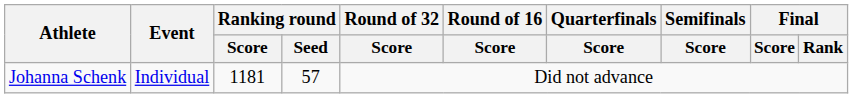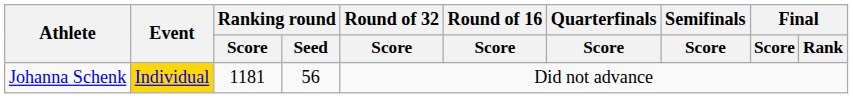(172, 78) no background -> (172, 78) gold background
(311, 78) 57 -> (311, 78) 56
